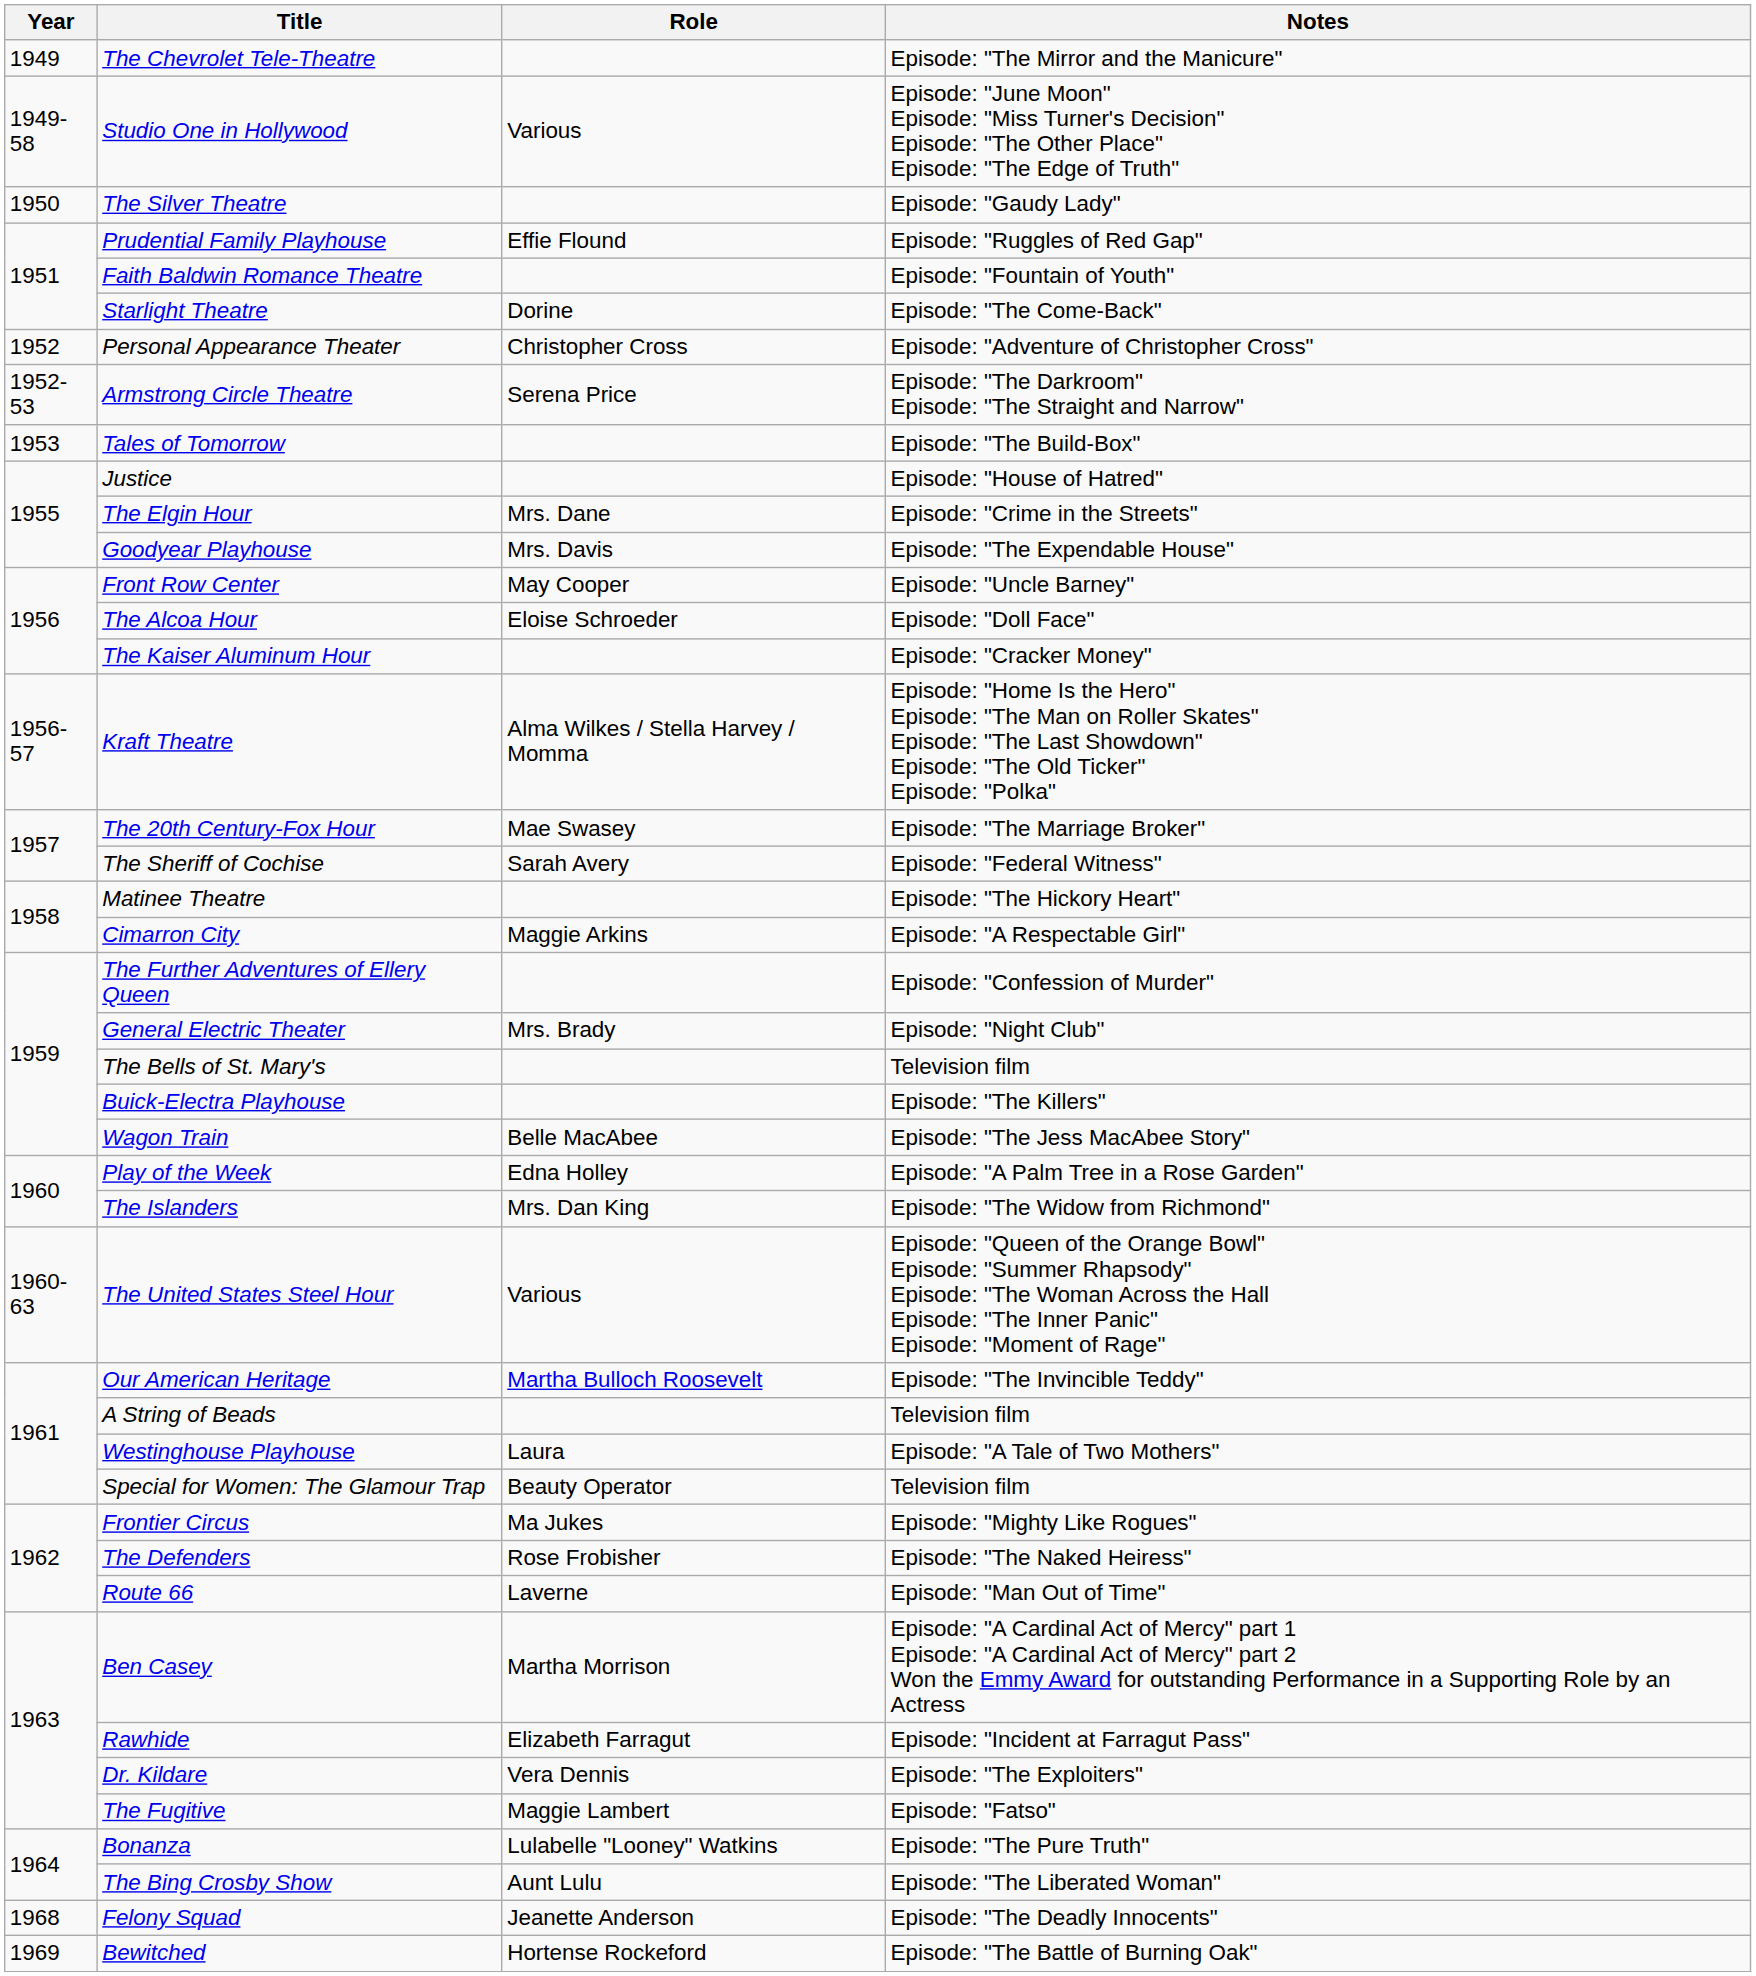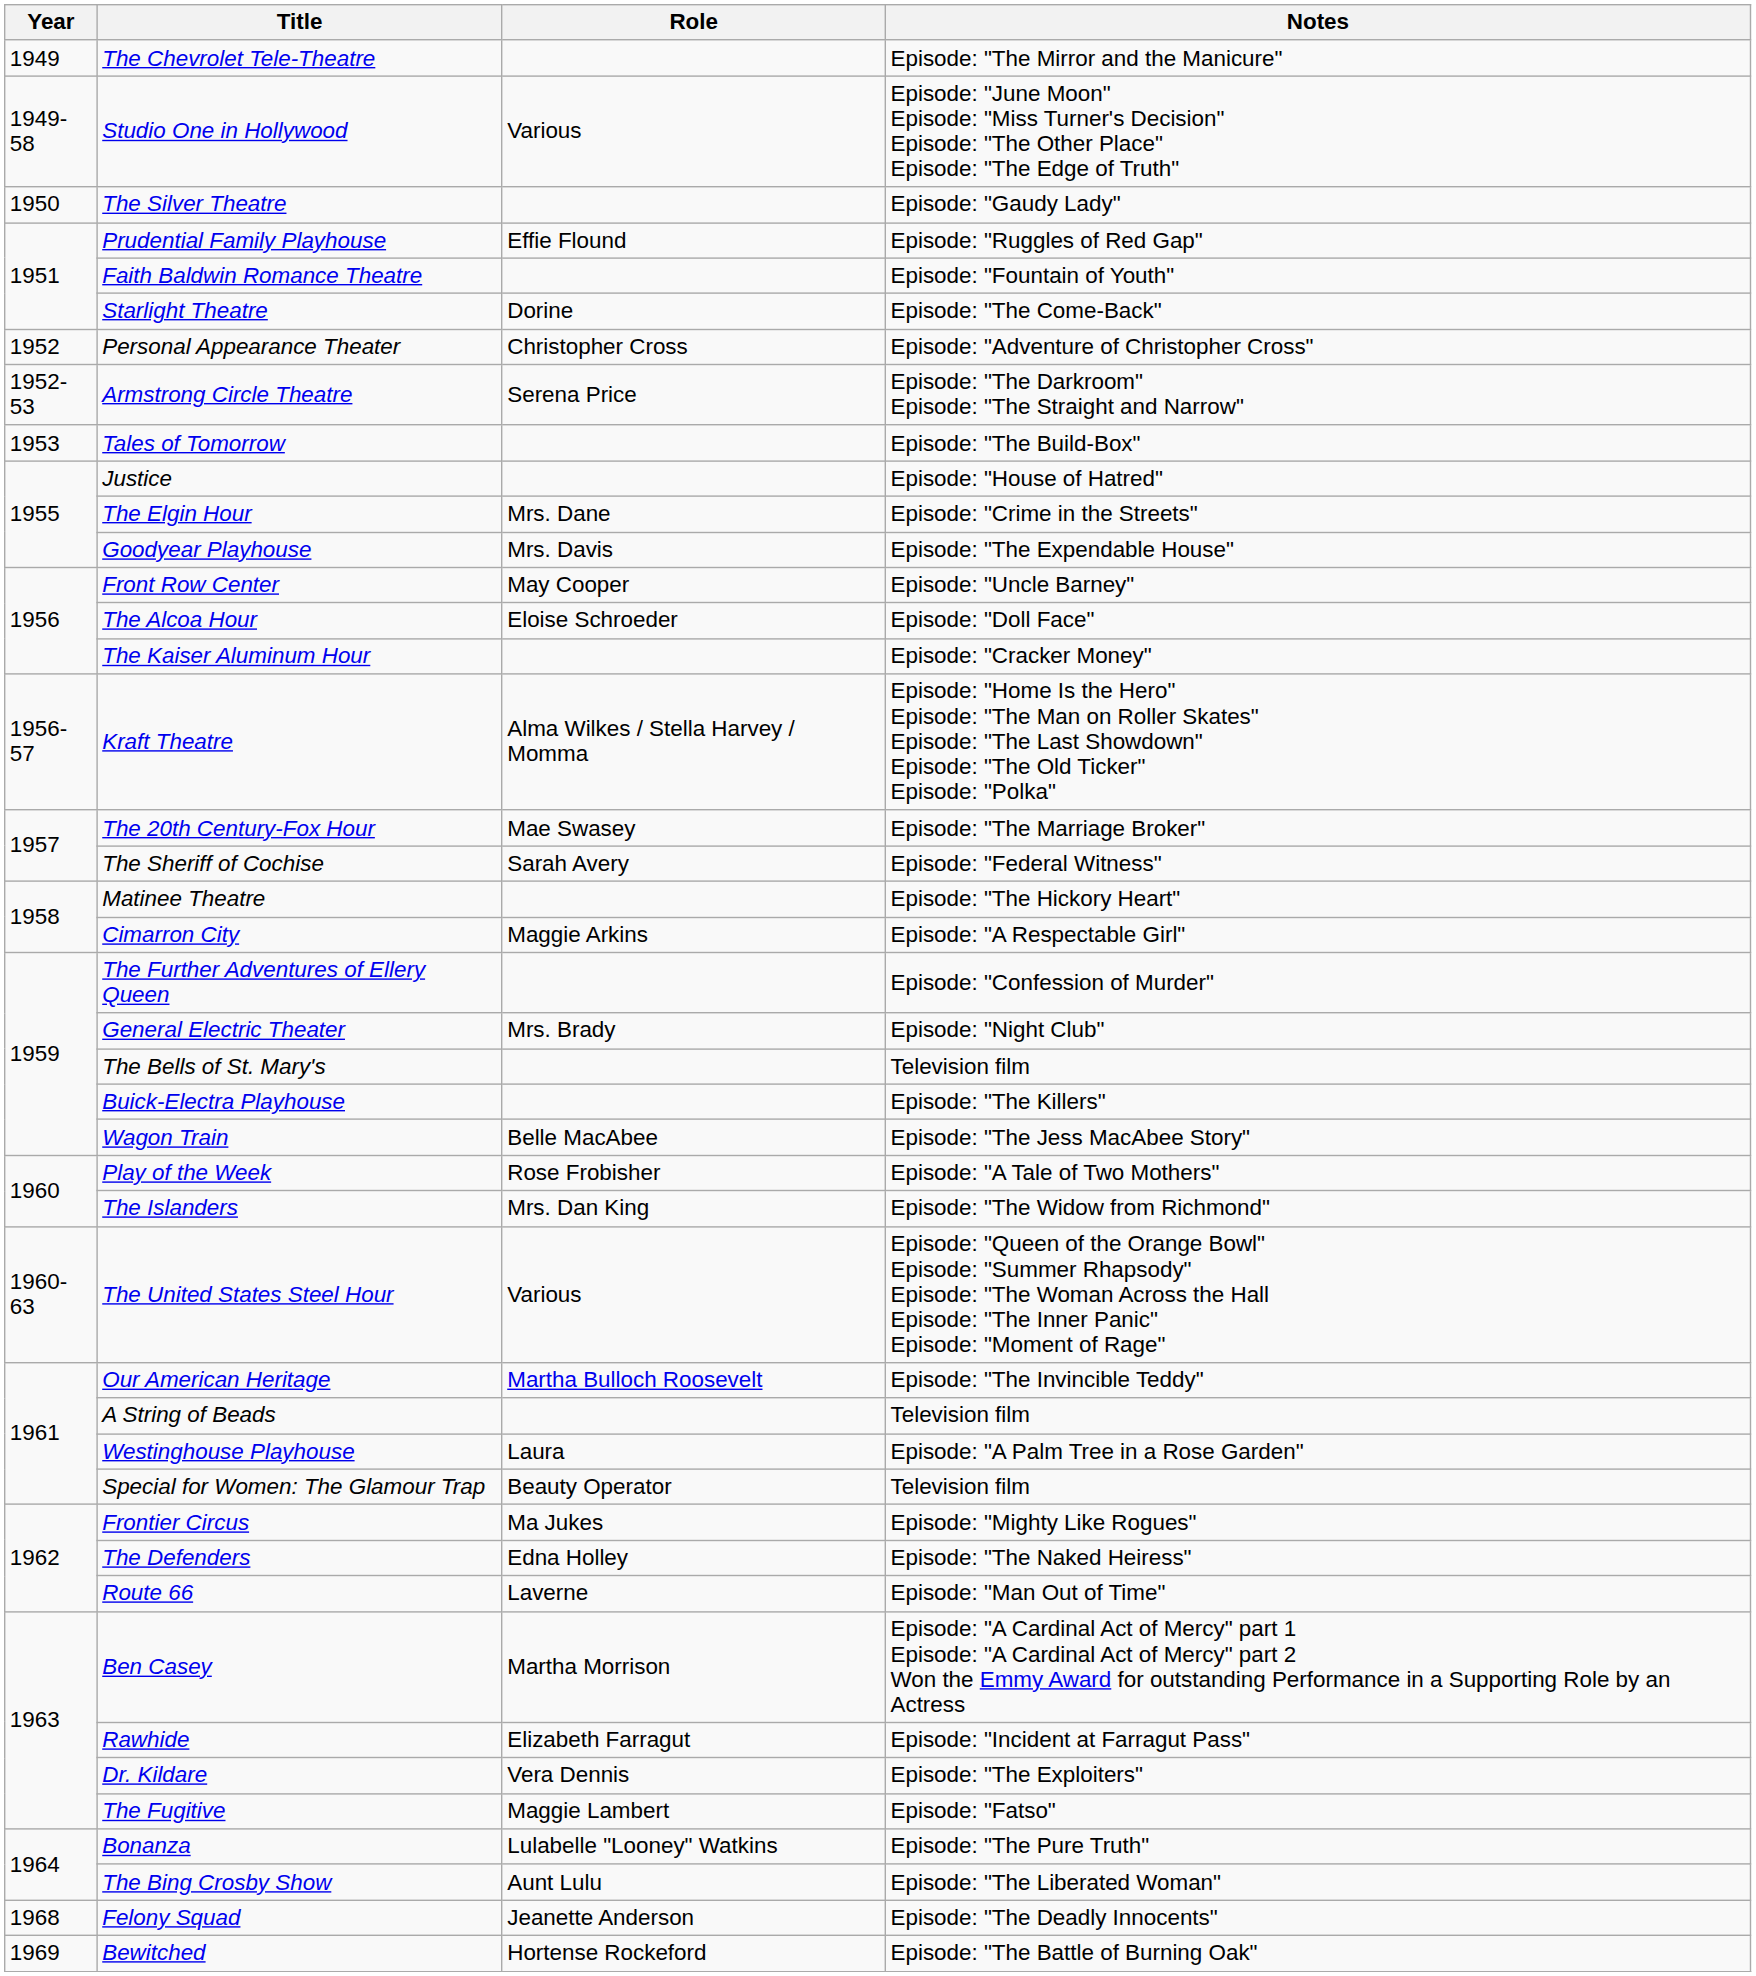(568, 1172) Edna Holley -> (584, 1172) Rose Frobisher
(1097, 1172) Episode: "A Palm Tree in a Rose Garden" -> (1055, 1172) Episode: "A Tale of Two Mothers"
(1055, 1451) Episode: "A Tale of Two Mothers" -> (1097, 1451) Episode: "A Palm Tree in a Rose Garden"
(584, 1557) Rose Frobisher -> (568, 1557) Edna Holley
